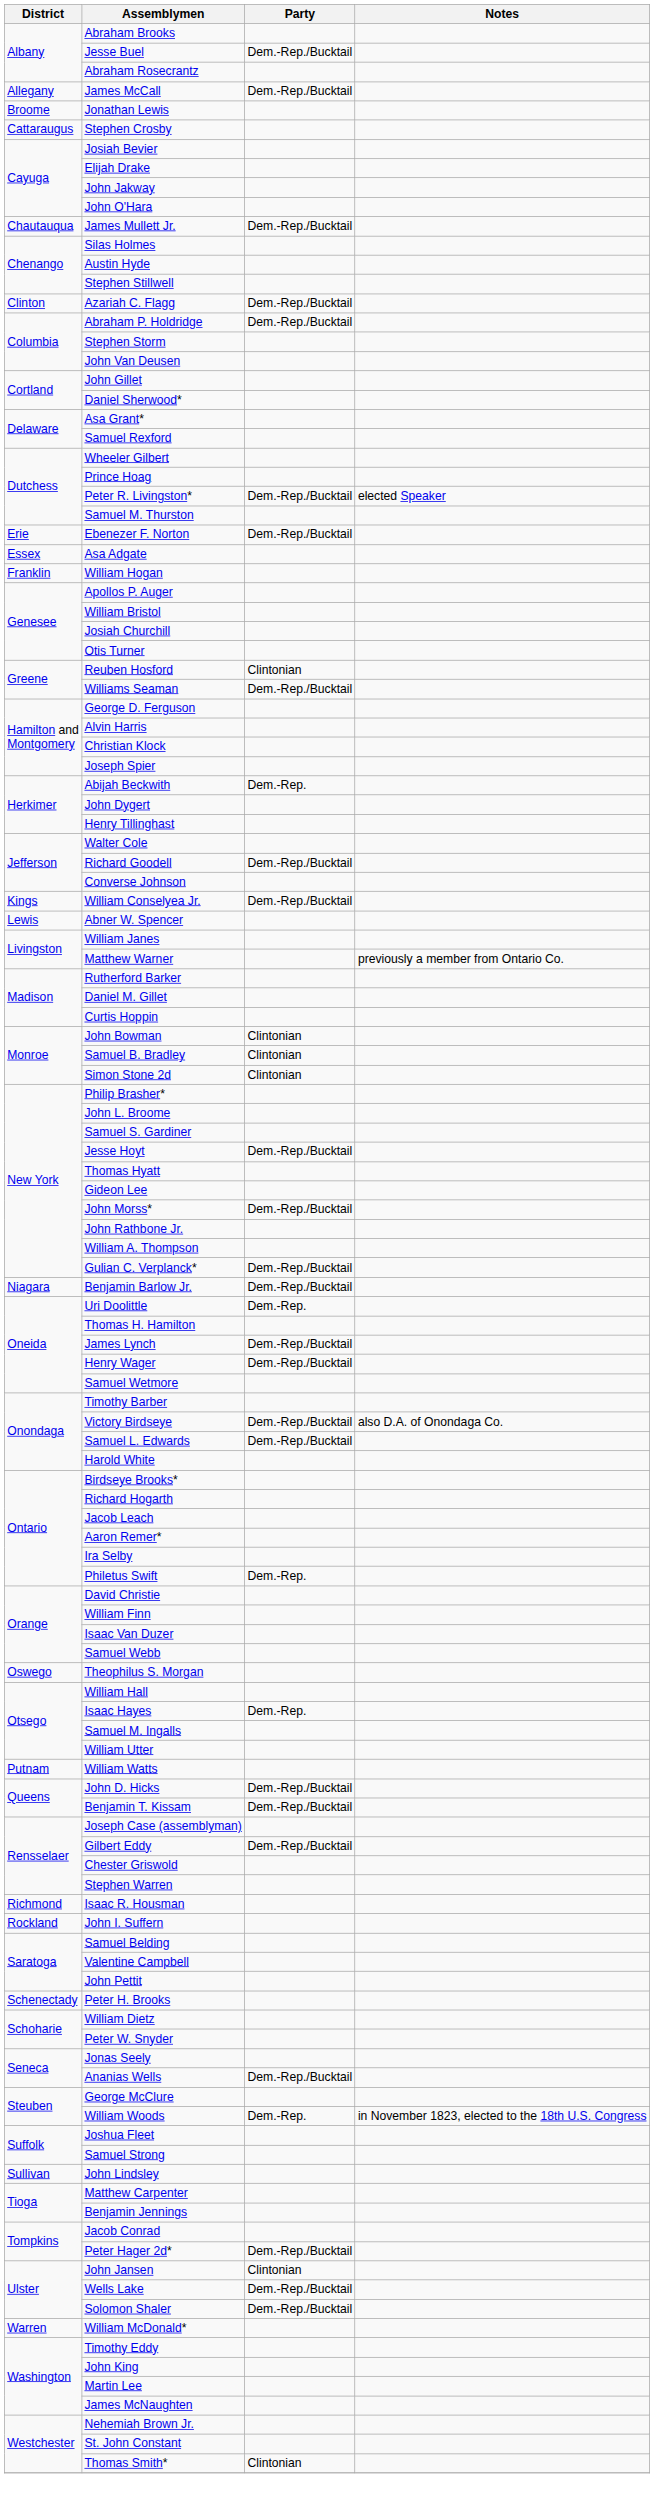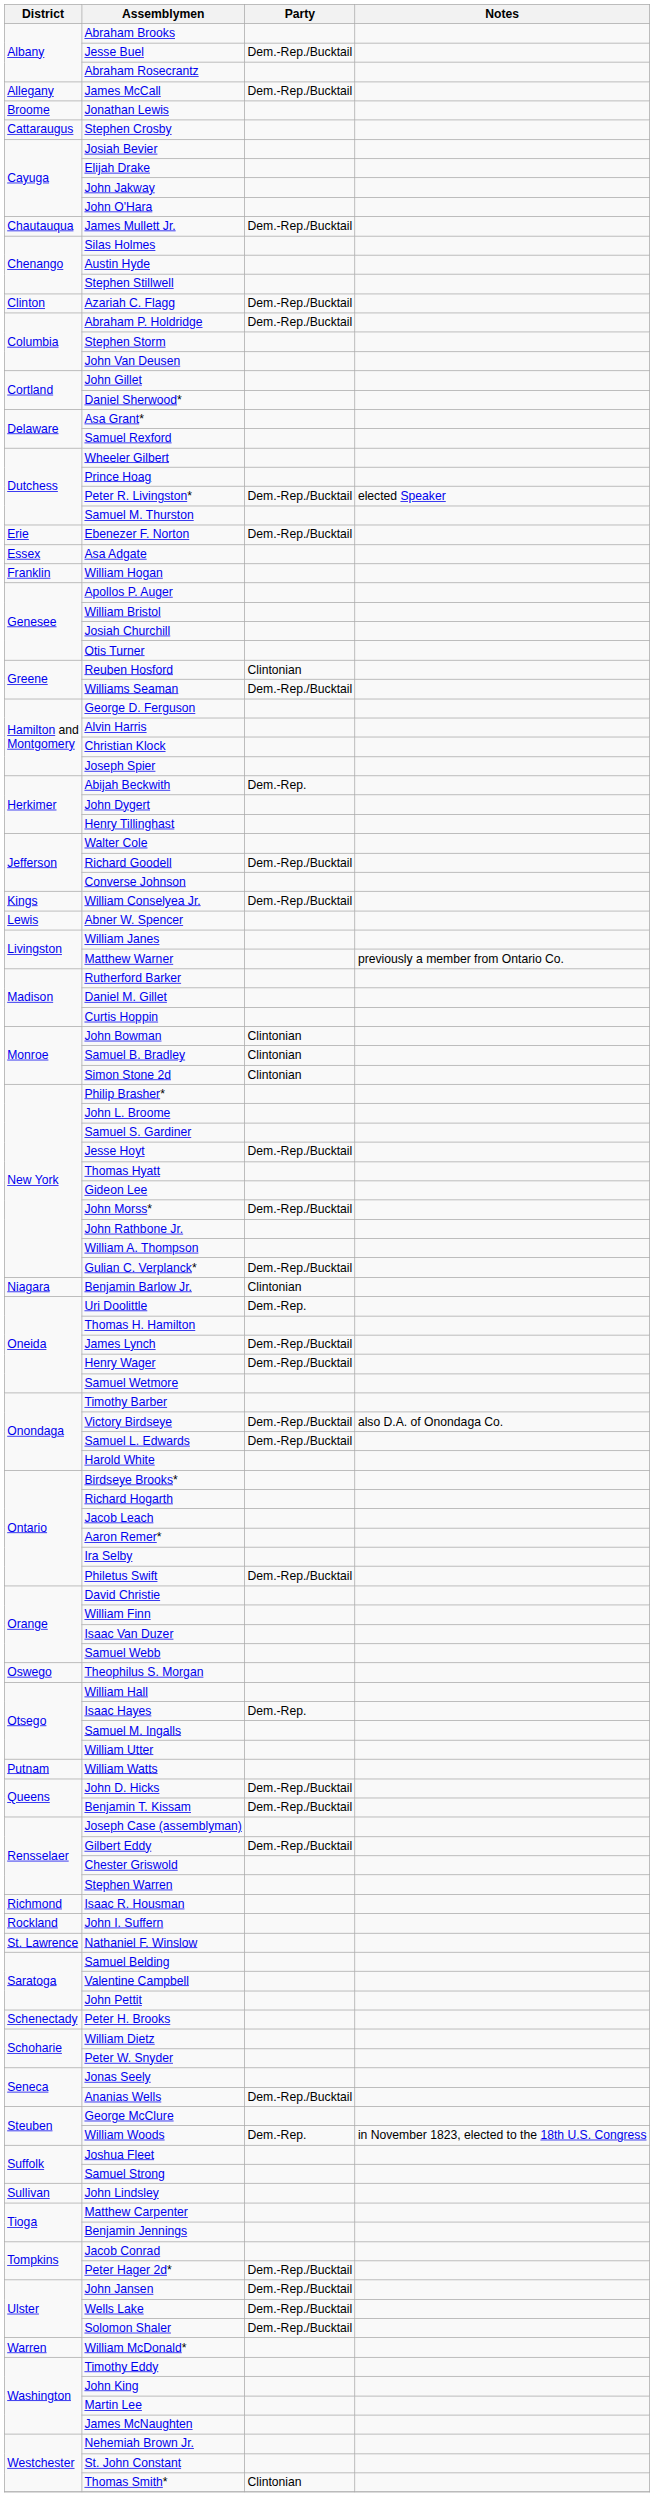(300, 1286) Dem.-Rep./Bucktail -> (275, 1286) Clintonian
(277, 1576) Dem.-Rep. -> (300, 1576) Dem.-Rep./Bucktail
+ row: (141, 1942)
(275, 2270) Clintonian -> (300, 2289) Dem.-Rep./Bucktail
